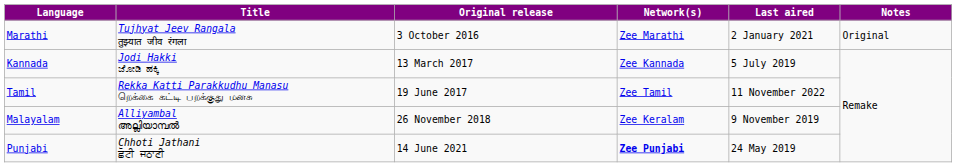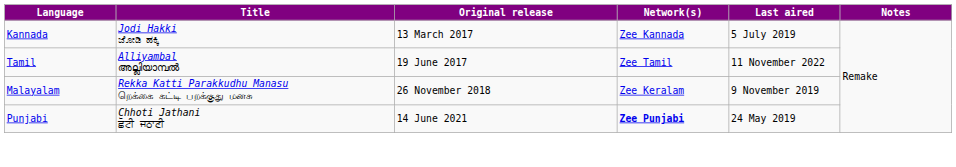- row: (27, 35)
(203, 91) Rekka Katti Parakkudhu Manasu றெக்கை கட்டி பறக்குது மனசு -> (149, 62) Alliyambal അല്ലിയാമ്പൽ
(149, 120) Alliyambal അല്ലിയാമ്പൽ -> (203, 90) Rekka Katti Parakkudhu Manasu றெக்கை கட்டி பறக்குது மனசு
